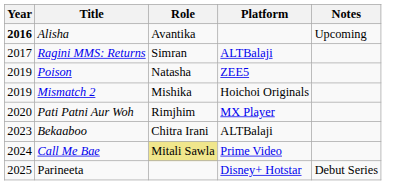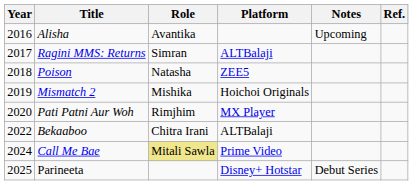+ column: (394, 14)
(20, 33) bold -> (20, 33) normal
(20, 72) 2019 -> (20, 72) 2018
(20, 131) 2023 -> (20, 131) 2022
